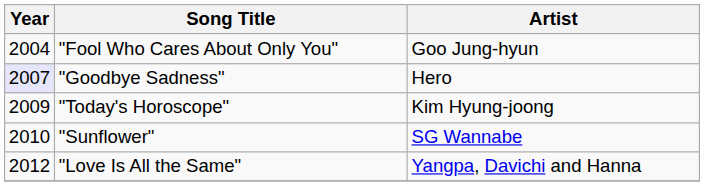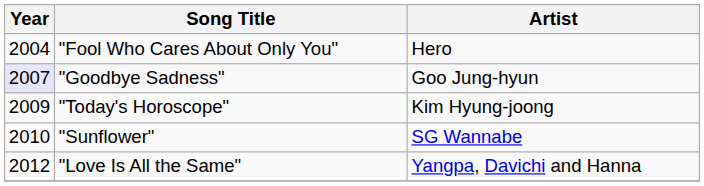(475, 48) Goo Jung-hyun -> (432, 48) Hero
(432, 78) Hero -> (475, 78) Goo Jung-hyun
